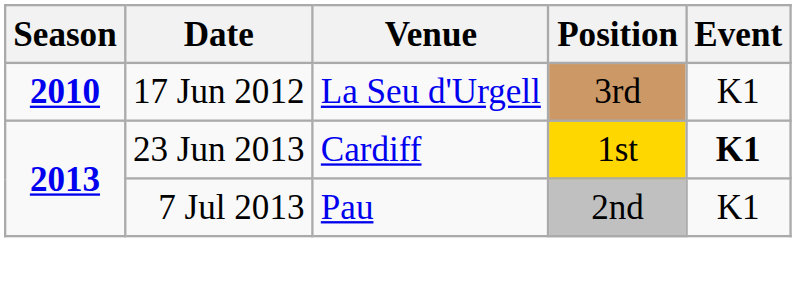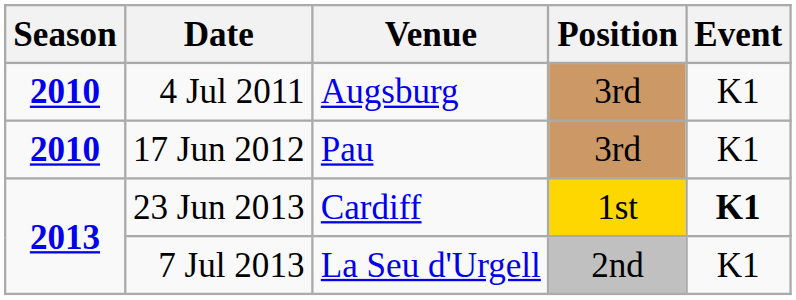+ row: (232, 91)
(431, 91) La Seu d'Urgell -> (347, 149) Pau
(347, 207) Pau -> (431, 265) La Seu d'Urgell
